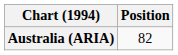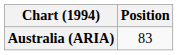(145, 38) 82 -> (145, 38) 83
